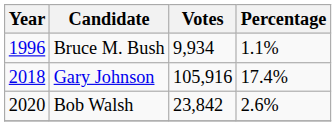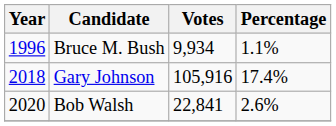(198, 105) 23,842 -> (198, 105) 22,841
